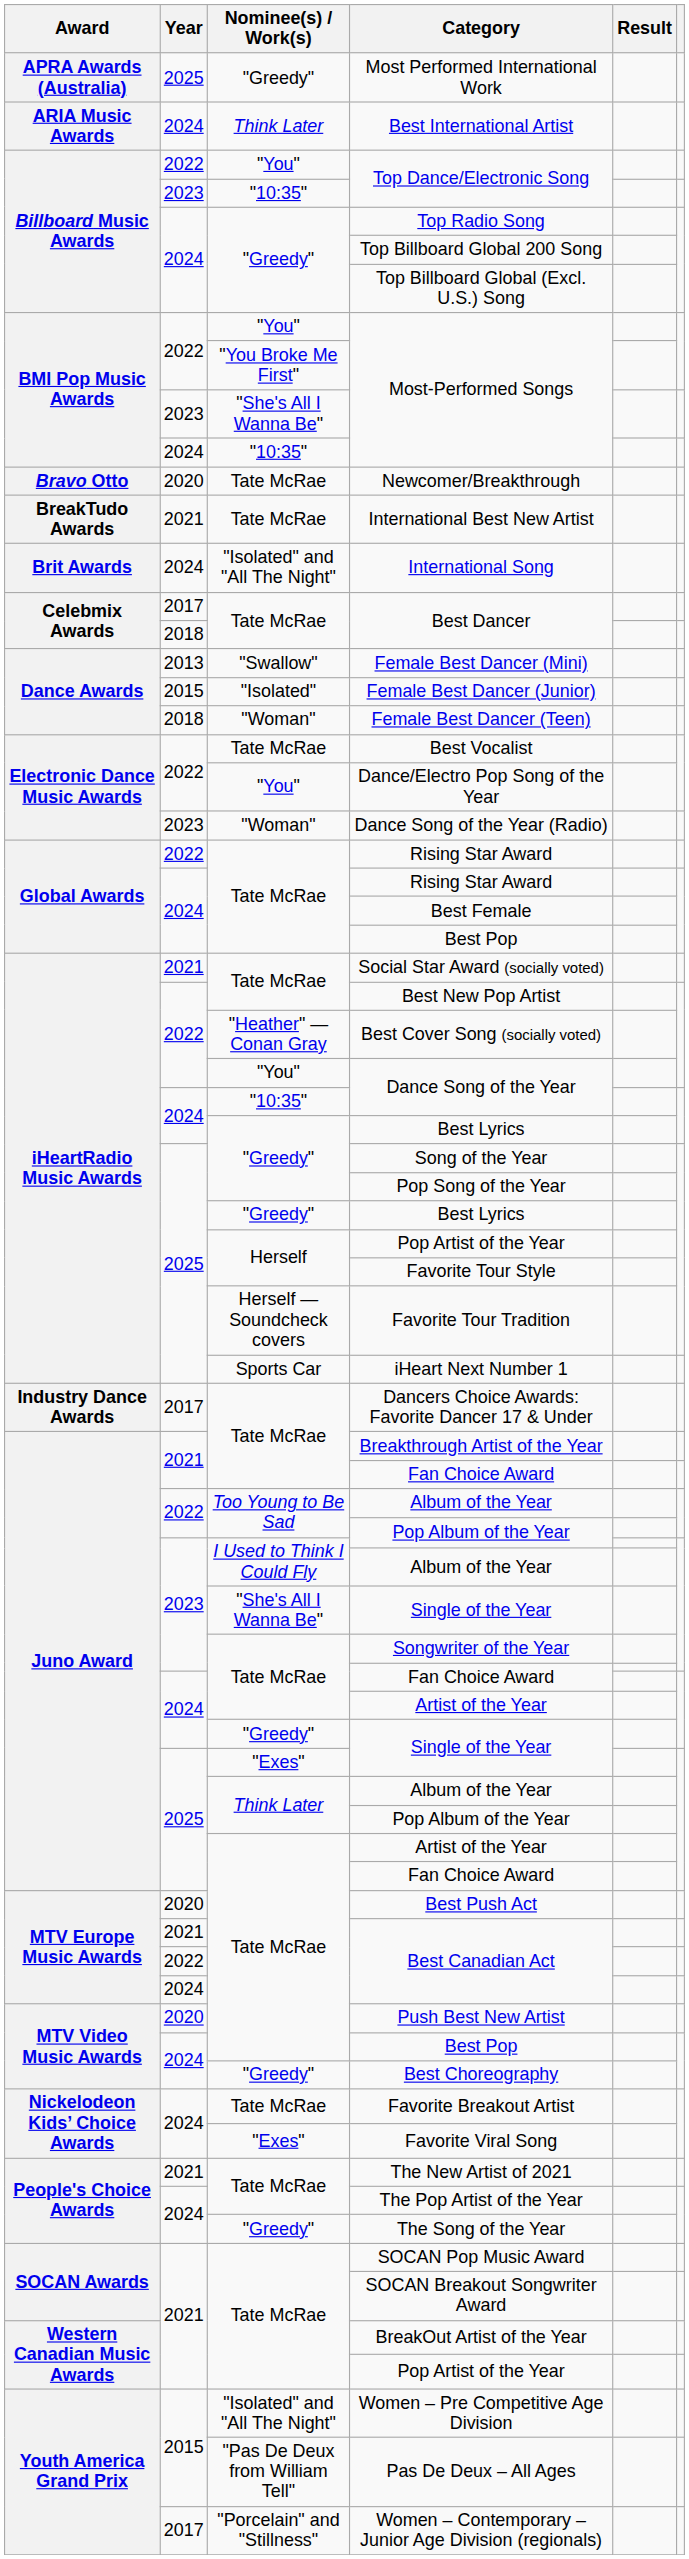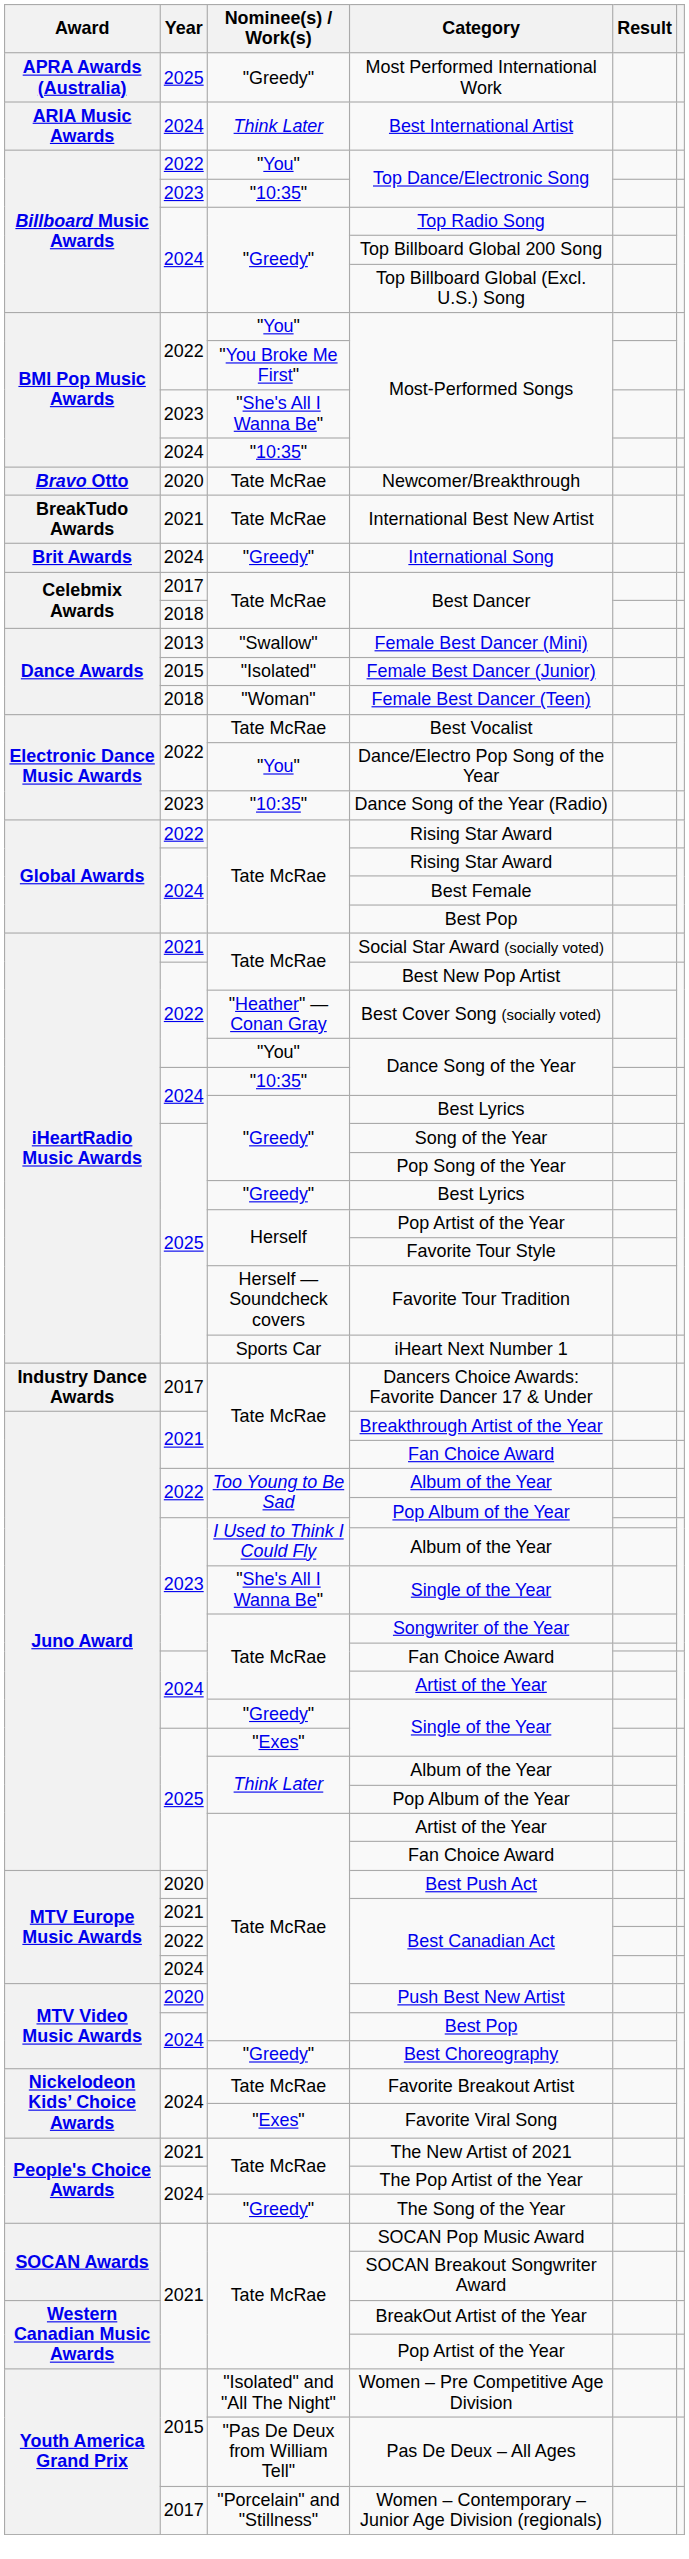(278, 567) "Isolated" and "All The Night" -> (278, 557) "Greedy"
(278, 825) "Woman" -> (278, 805) "10:35"
